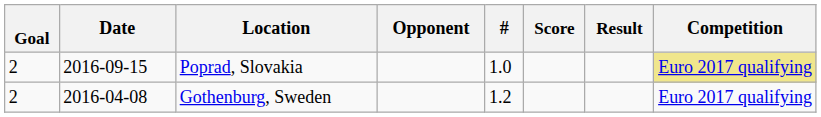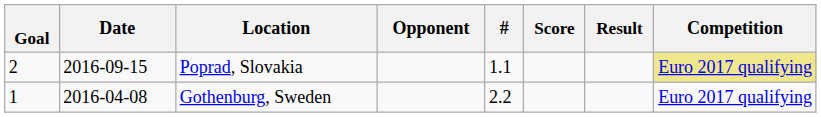(500, 67) 1.0 -> (500, 67) 1.1
(13, 97) 2 -> (13, 97) 1
(500, 97) 1.2 -> (500, 97) 2.2
